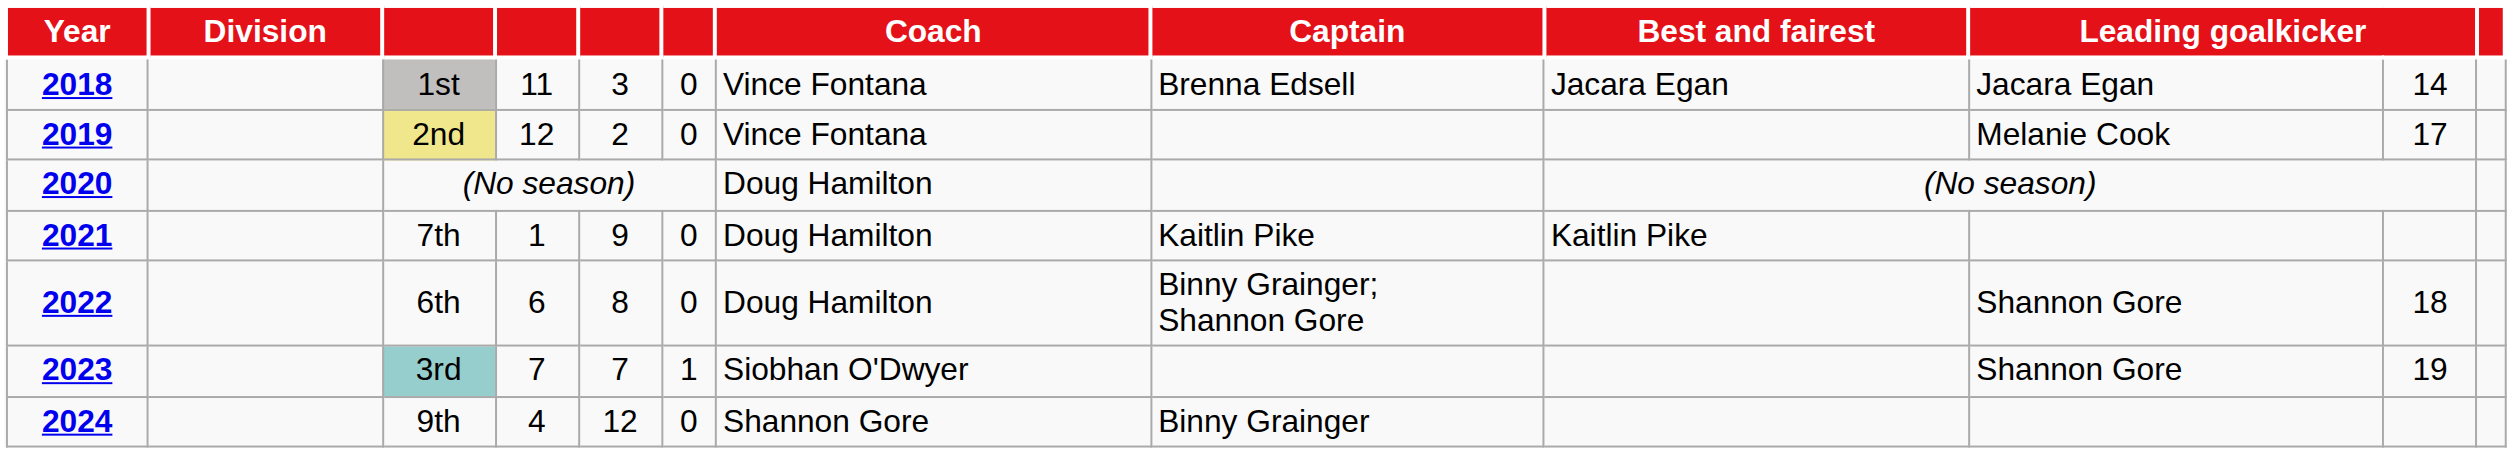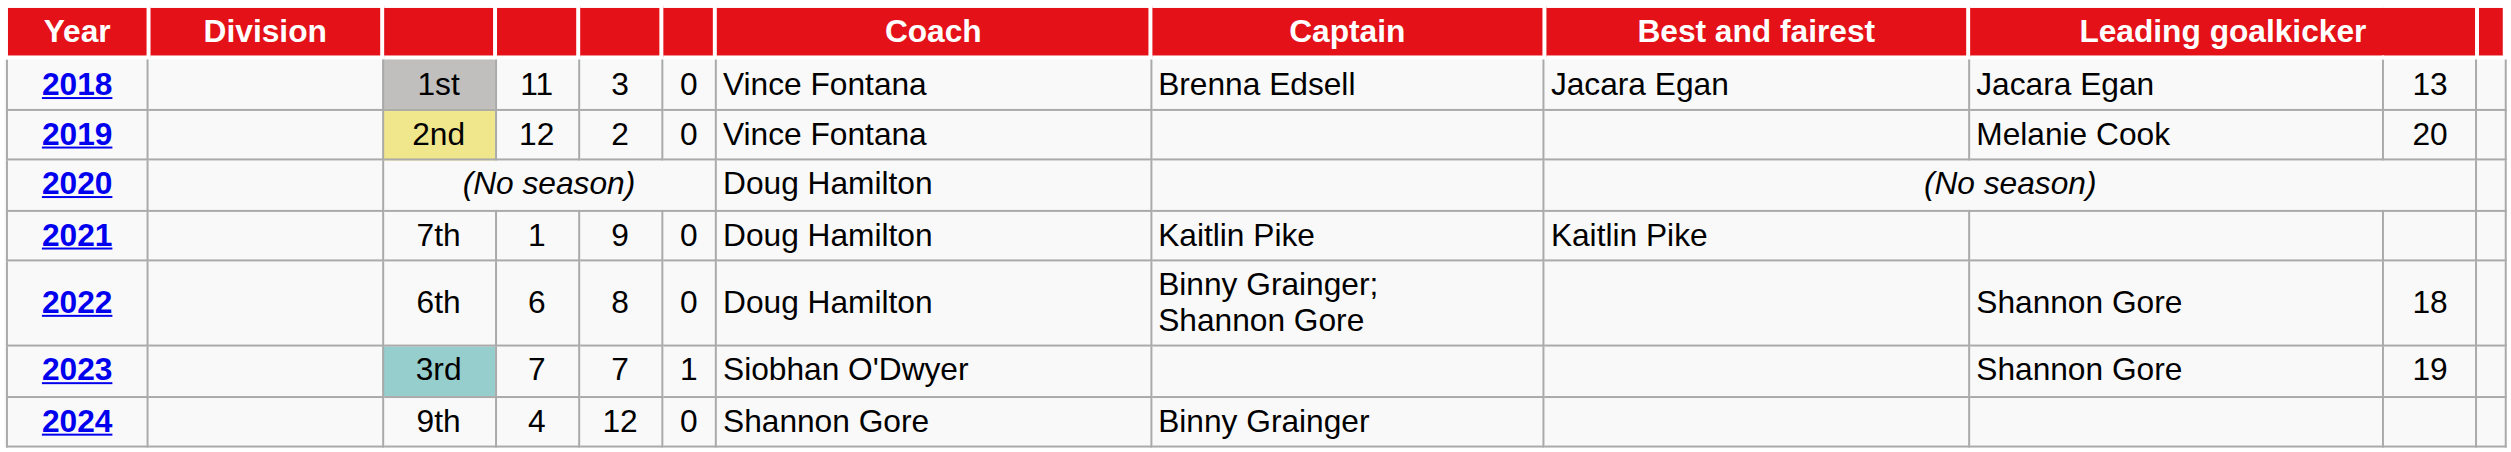(2430, 83) 14 -> (2430, 83) 13
(2430, 134) 17 -> (2430, 134) 20
